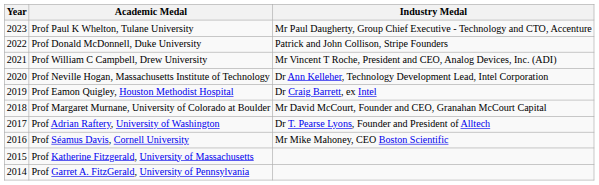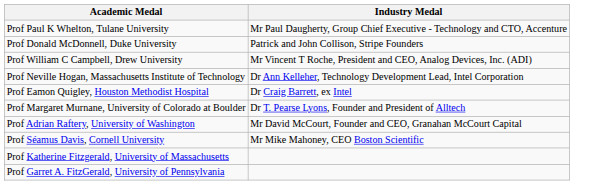- column: (17, 12)
(411, 108) Mr David McCourt, Founder and CEO, Granahan McCourt Capital -> (358, 108) Dr T. Pearse Lyons, Founder and President of Alltech
(383, 124) Dr T. Pearse Lyons, Founder and President of Alltech -> (386, 124) Mr David McCourt, Founder and CEO, Granahan McCourt Capital
